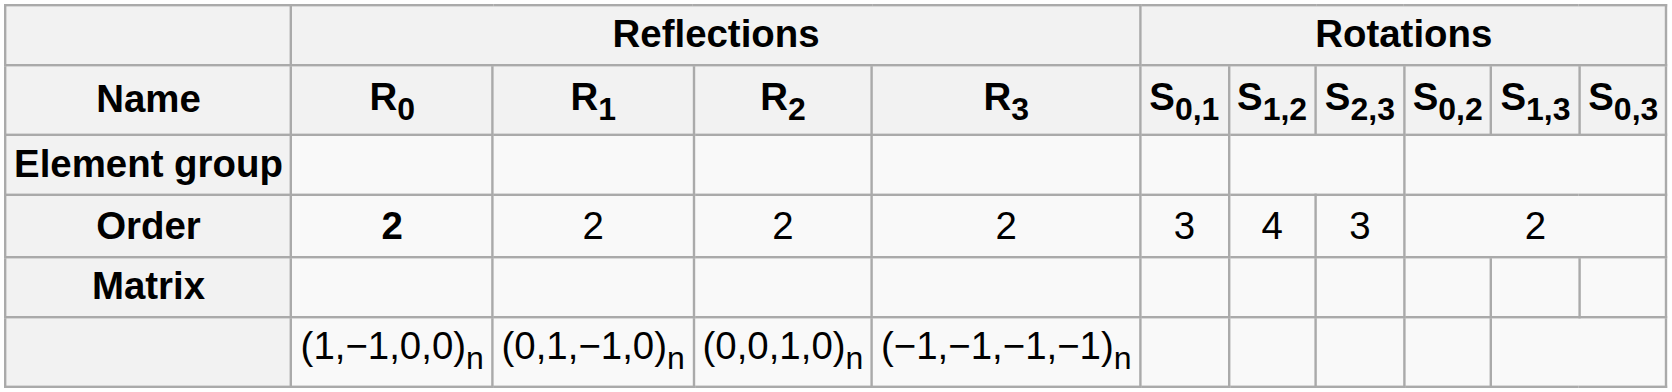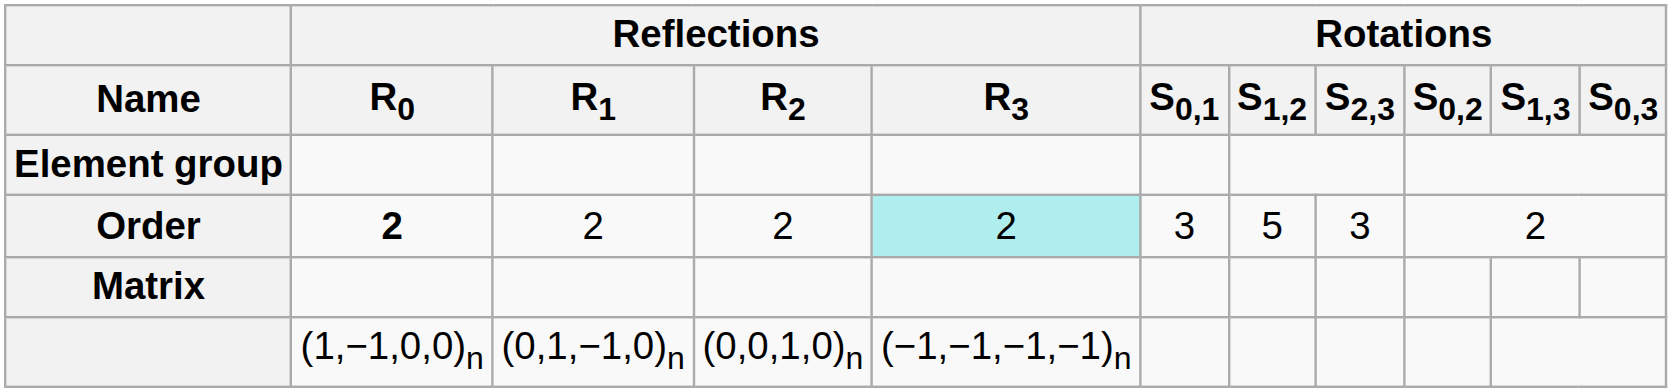(1006, 225) no background -> (1006, 225) paleturquoise background
(1272, 225) 4 -> (1272, 225) 5
